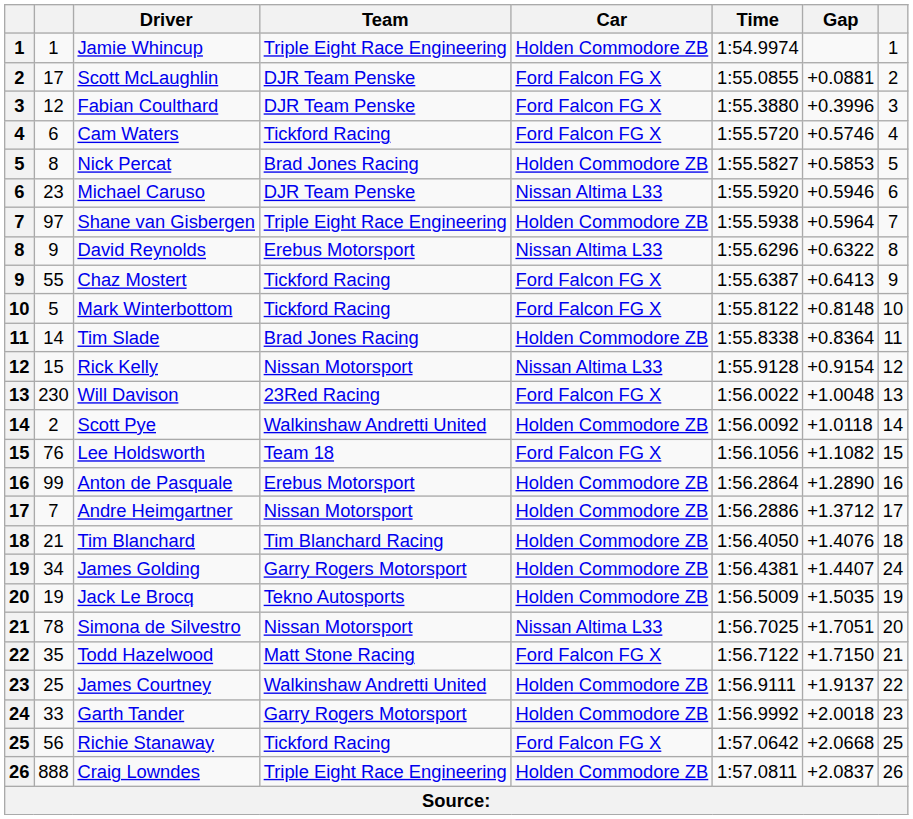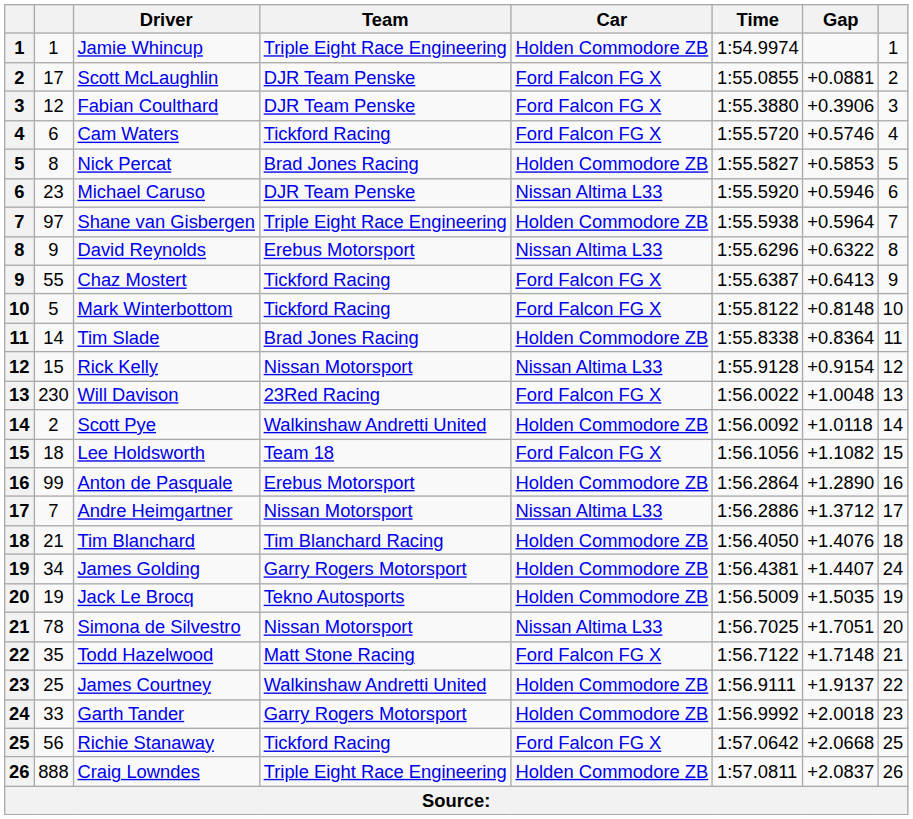(841, 106) +0.3996 -> (841, 106) +0.3906
(53, 453) 76 -> (53, 453) 18
(612, 511) Holden Commodore ZB -> (589, 511) Nissan Altima L33
(841, 655) +1.7150 -> (841, 655) +1.7148
